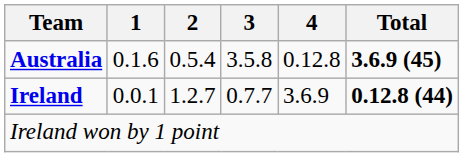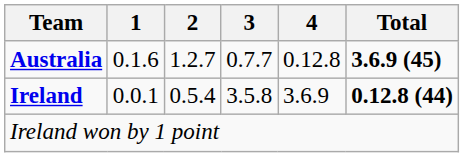(193, 59) 0.5.4 -> (193, 59) 1.2.7
(249, 59) 3.5.8 -> (249, 59) 0.7.7
(193, 95) 1.2.7 -> (193, 95) 0.5.4
(249, 95) 0.7.7 -> (249, 95) 3.5.8
